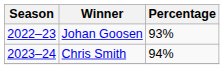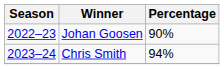(161, 34) 93% -> (161, 34) 90%
